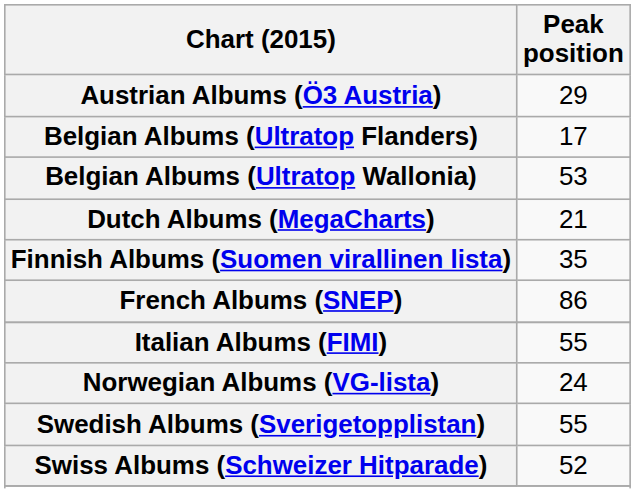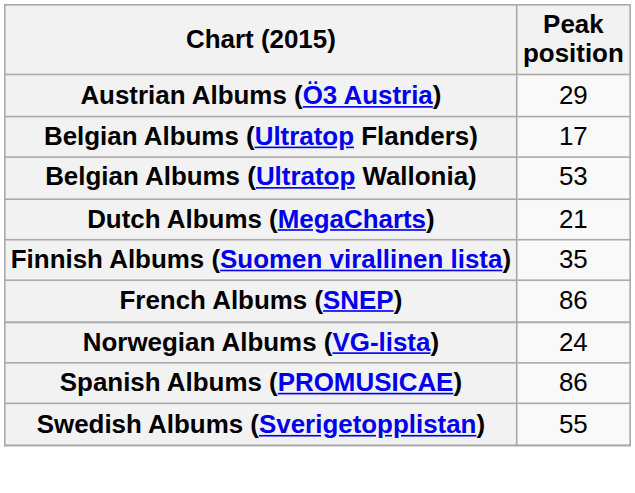- row: (261, 341)
+ row: (261, 383)
- row: (261, 465)
